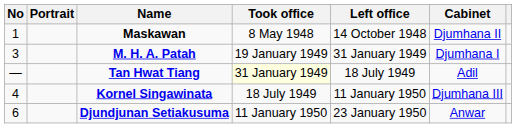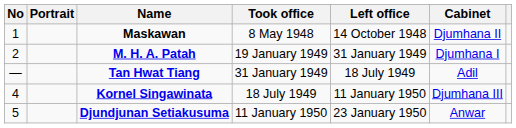(16, 53) 3 -> (16, 53) 2
(281, 73) lightyellow background -> (281, 73) no background
(16, 113) 6 -> (16, 113) 5
